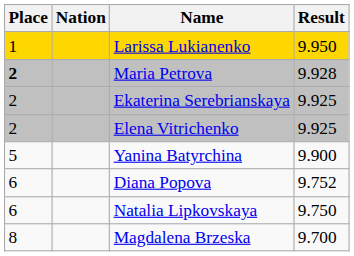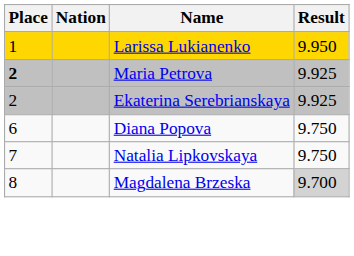(317, 73) 9.928 -> (317, 73) 9.925
- row: (176, 127)
- row: (178, 155)
(317, 182) 9.752 -> (317, 127) 9.750
(13, 210) 6 -> (13, 155) 7
(317, 237) no background -> (317, 182) lightgrey background
